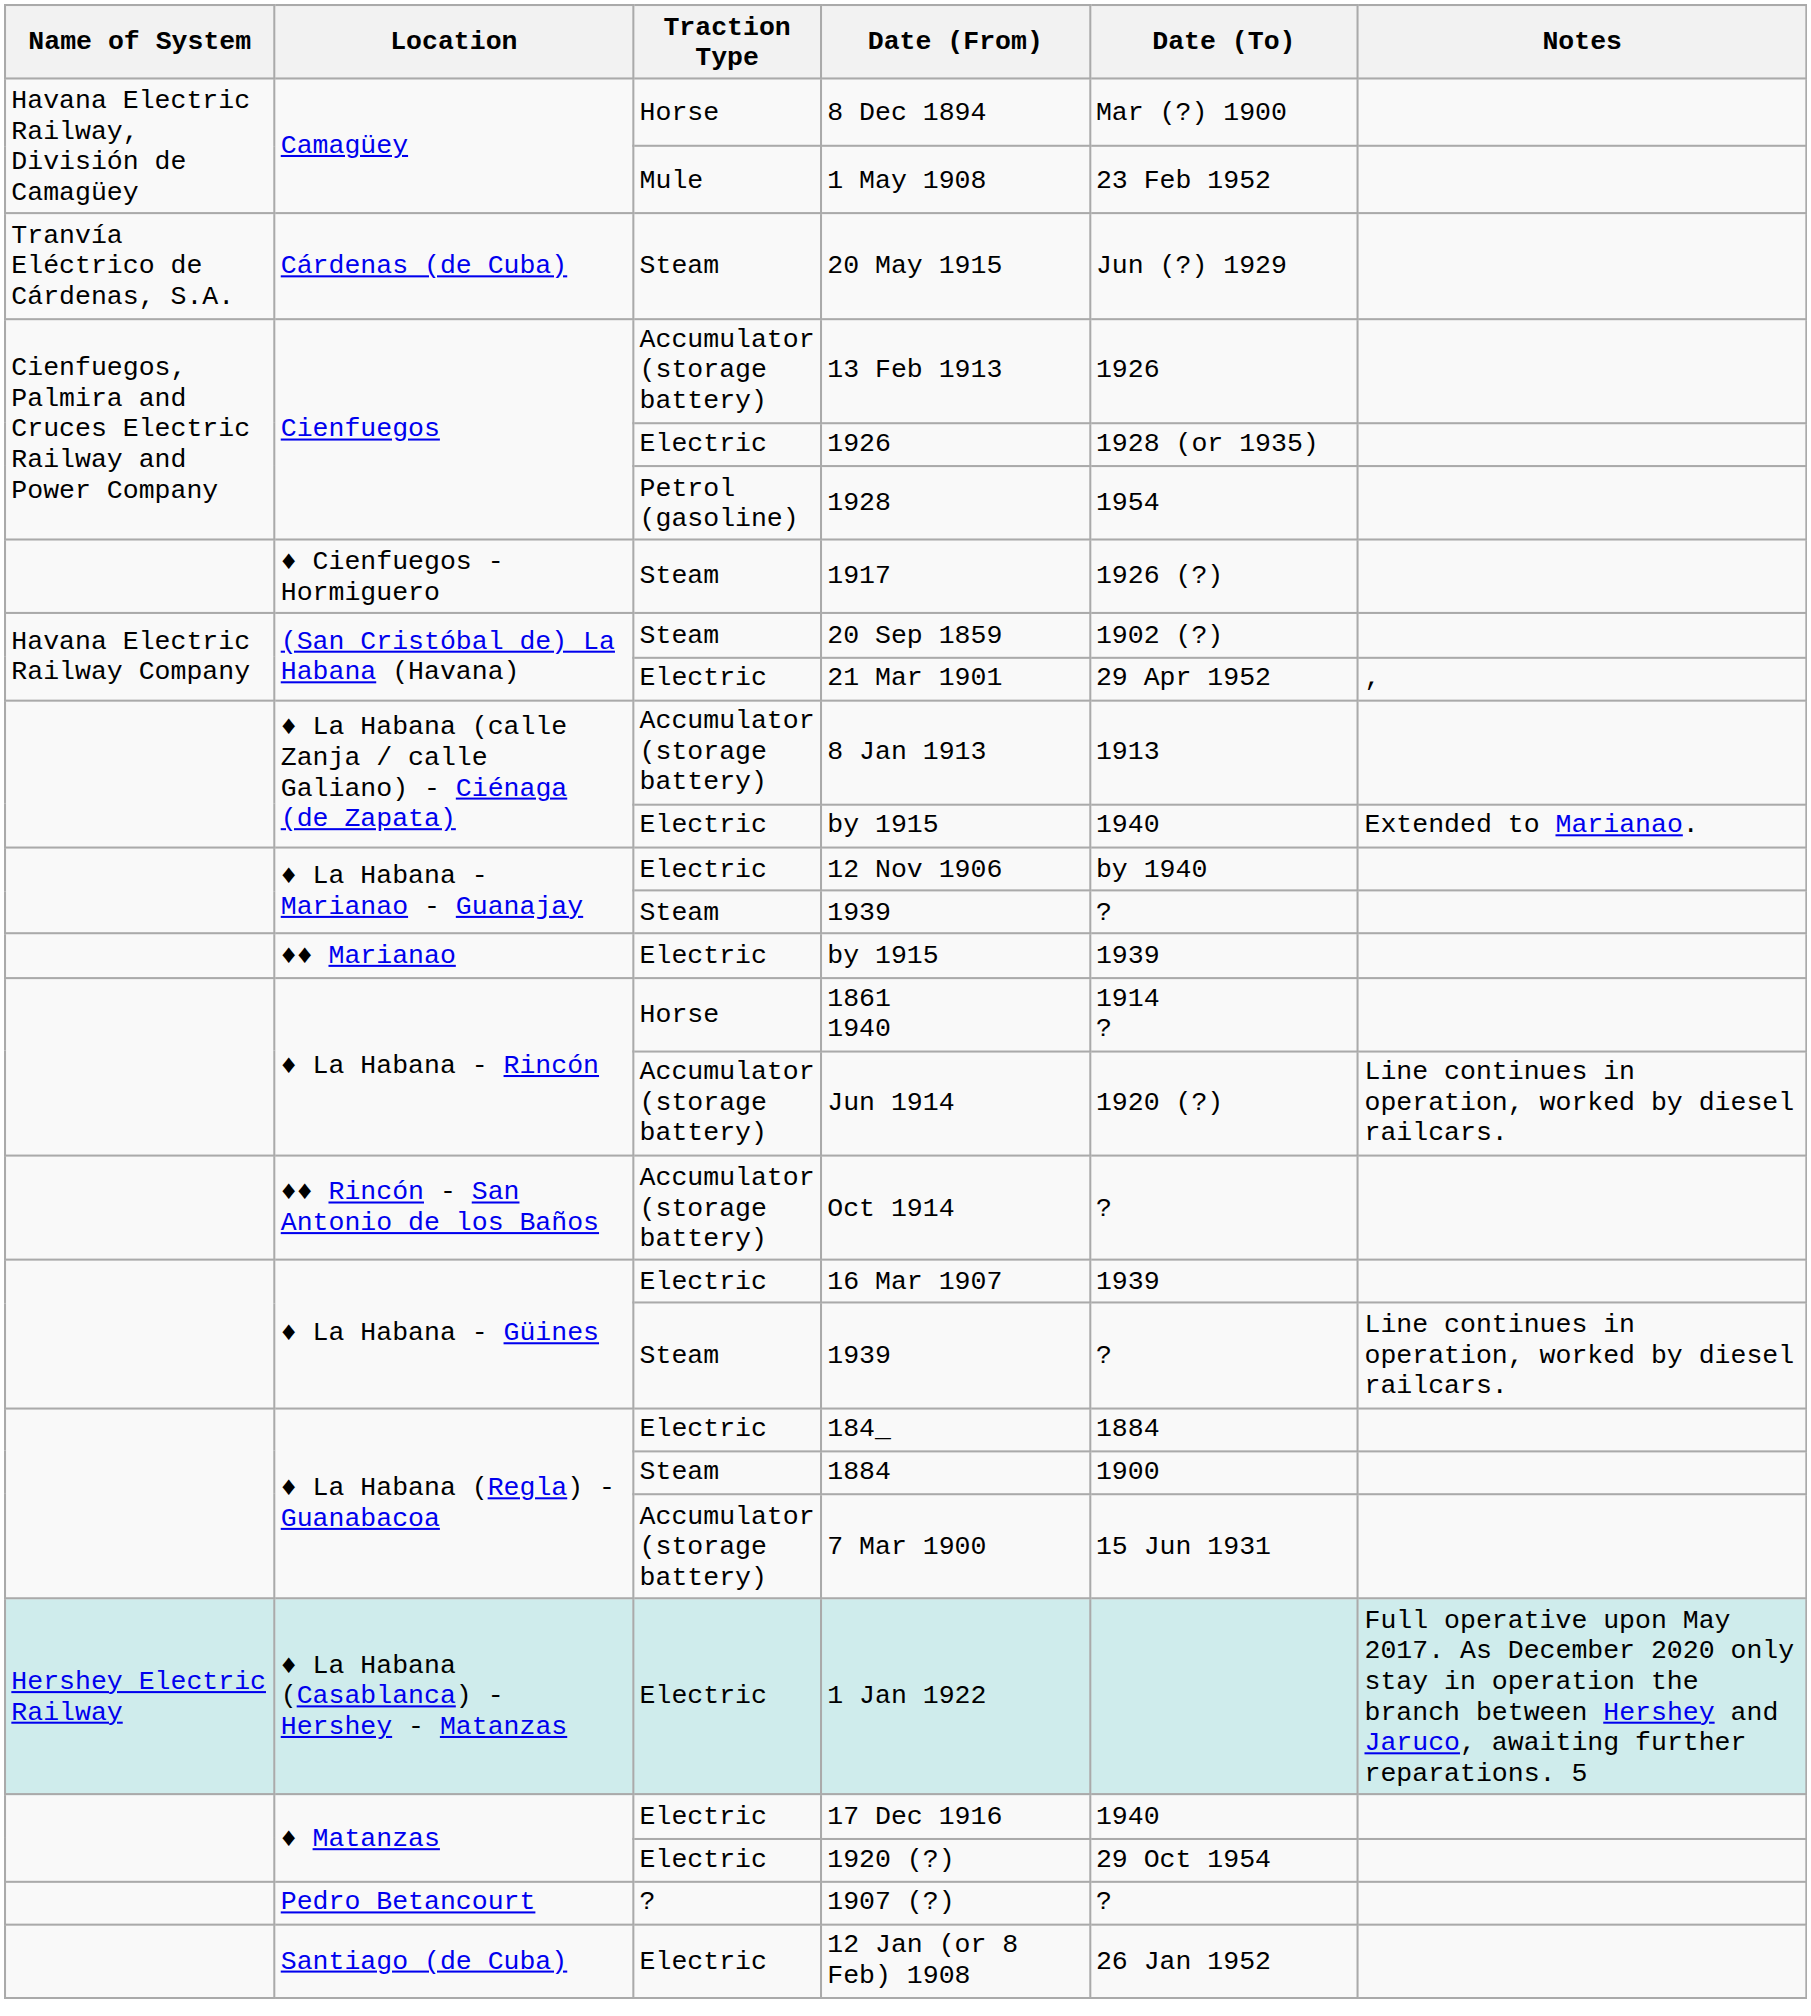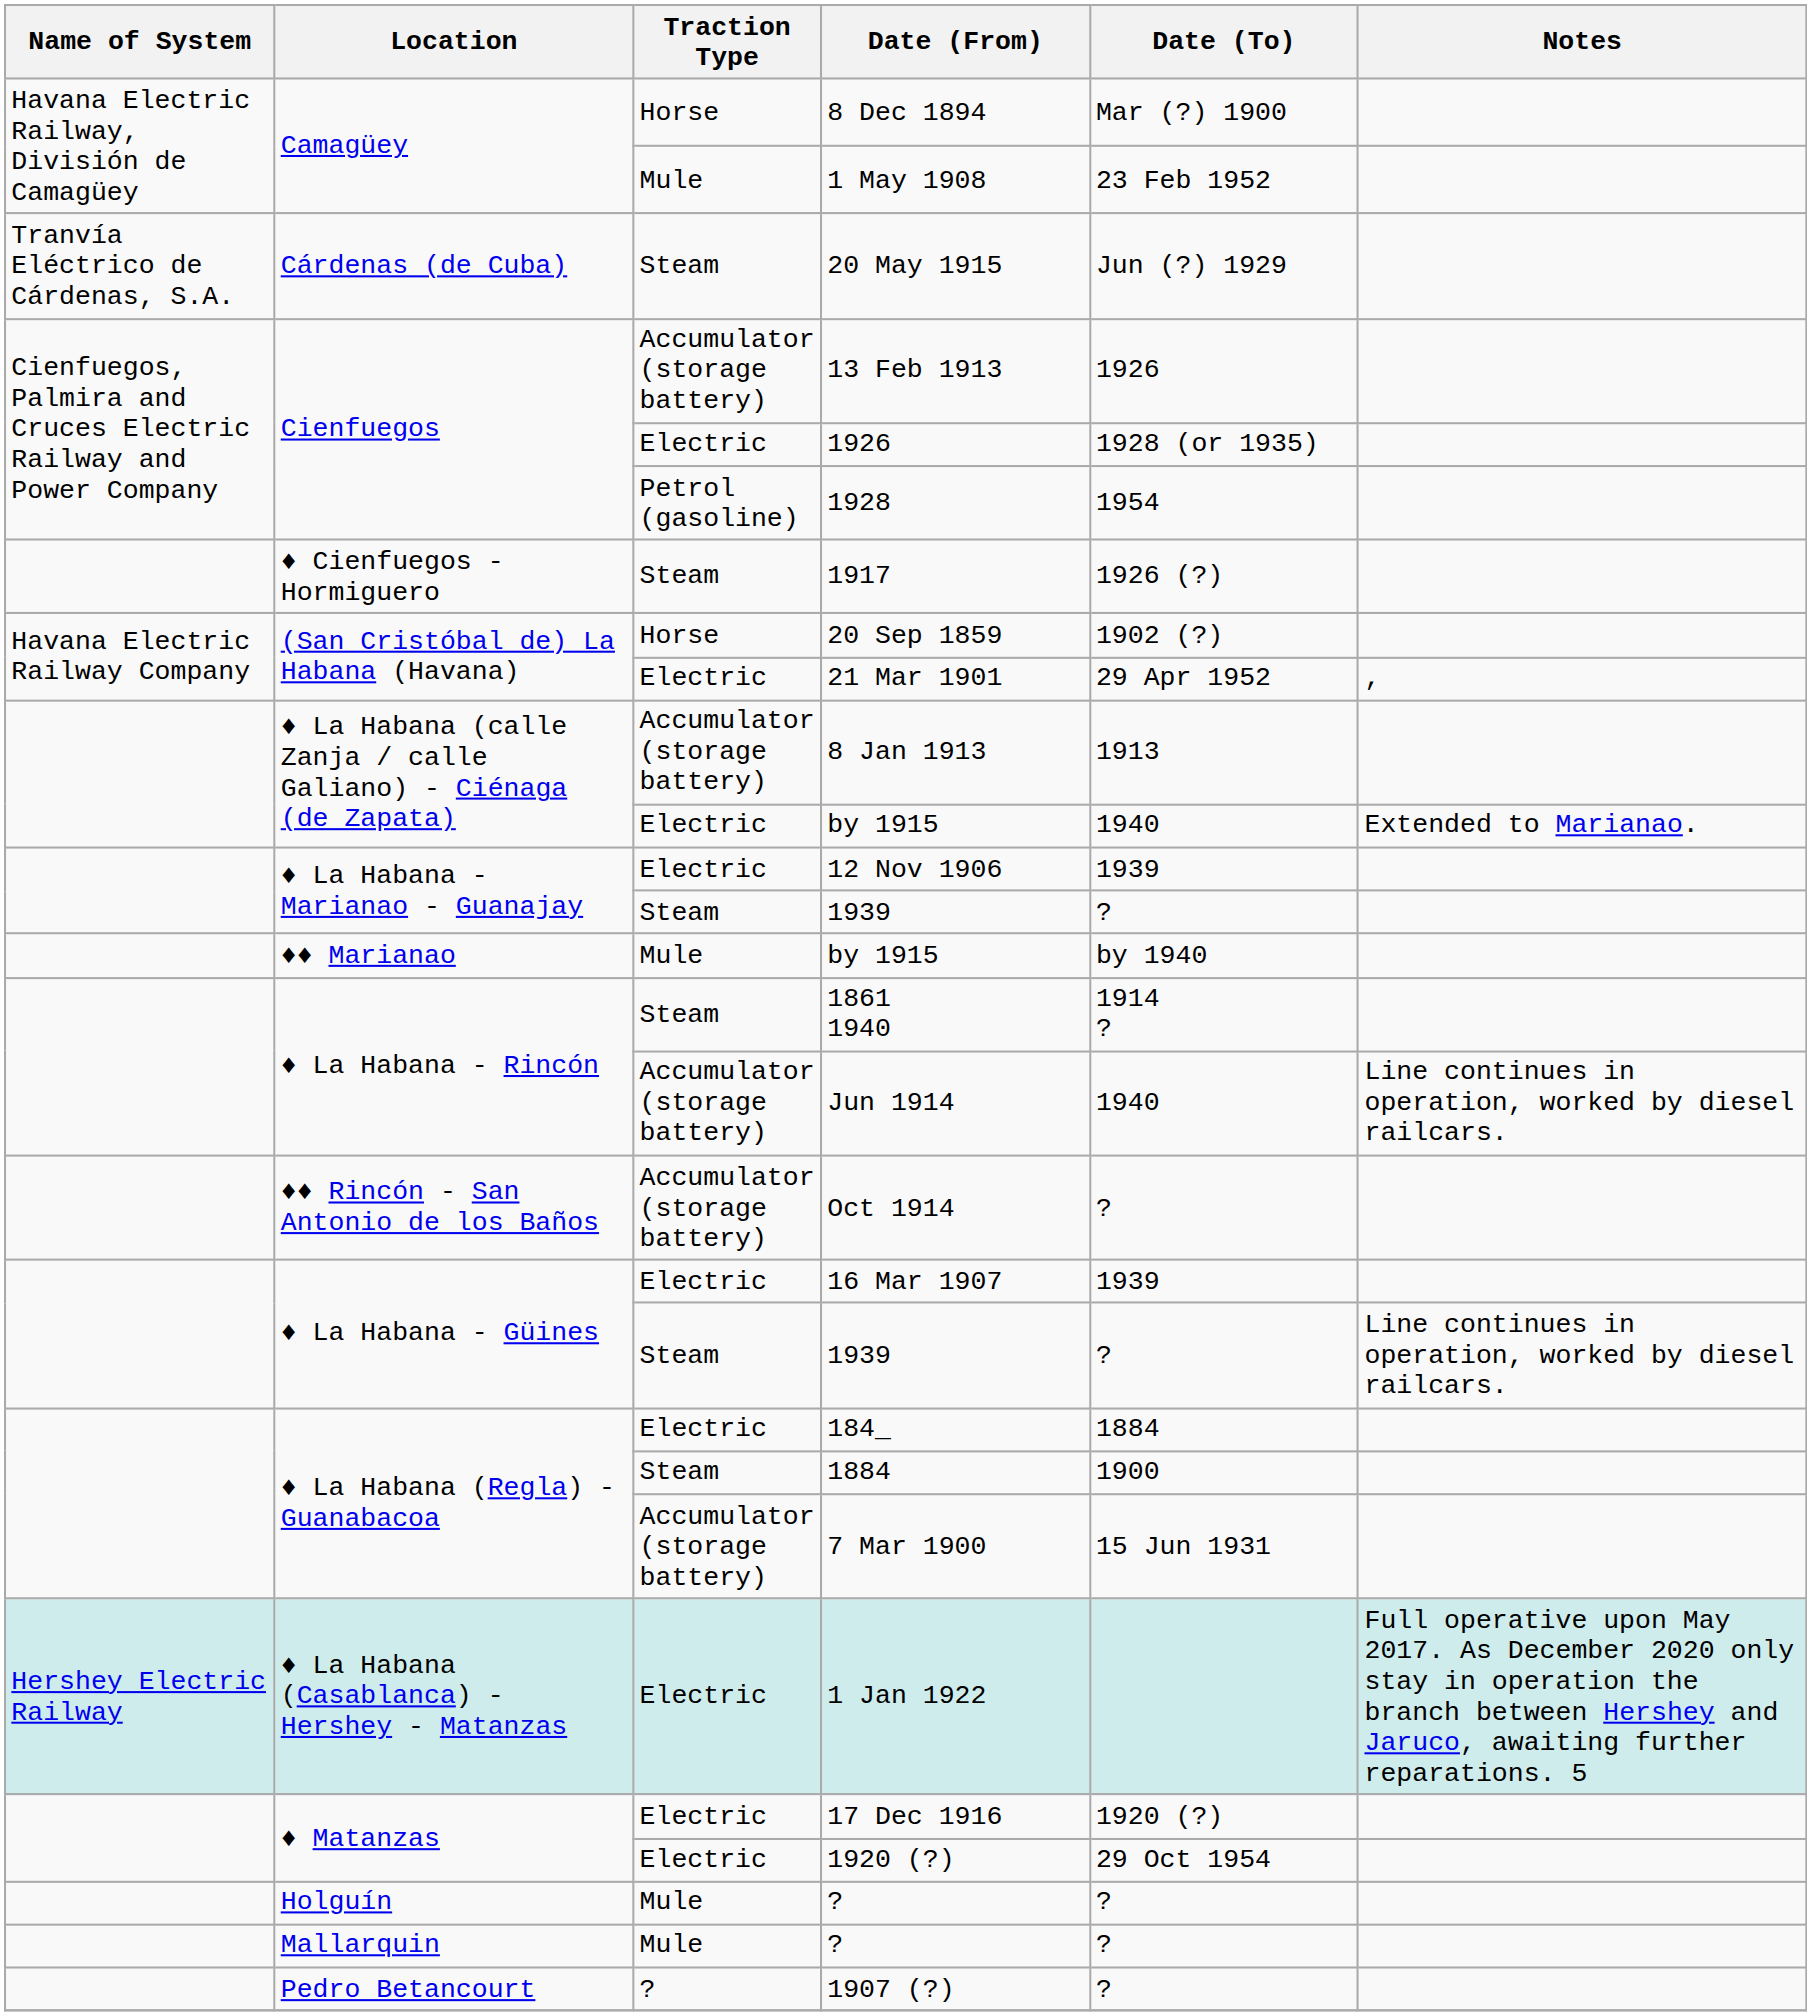(679, 635) Steam -> (679, 635) Horse
(1152, 869) by 1940 -> (1128, 869) 1939
(703, 956) Electric -> (671, 956) Mule
(1128, 956) 1939 -> (1152, 956) by 1940
(679, 1014) Horse -> (679, 1014) Steam
(1160, 1103) 1920 (?) -> (1128, 1103) 1940
(1128, 1816) 1940 -> (1160, 1816) 1920 (?)
+ row: (336, 1903)
+ row: (360, 1946)
- row: (424, 1961)
